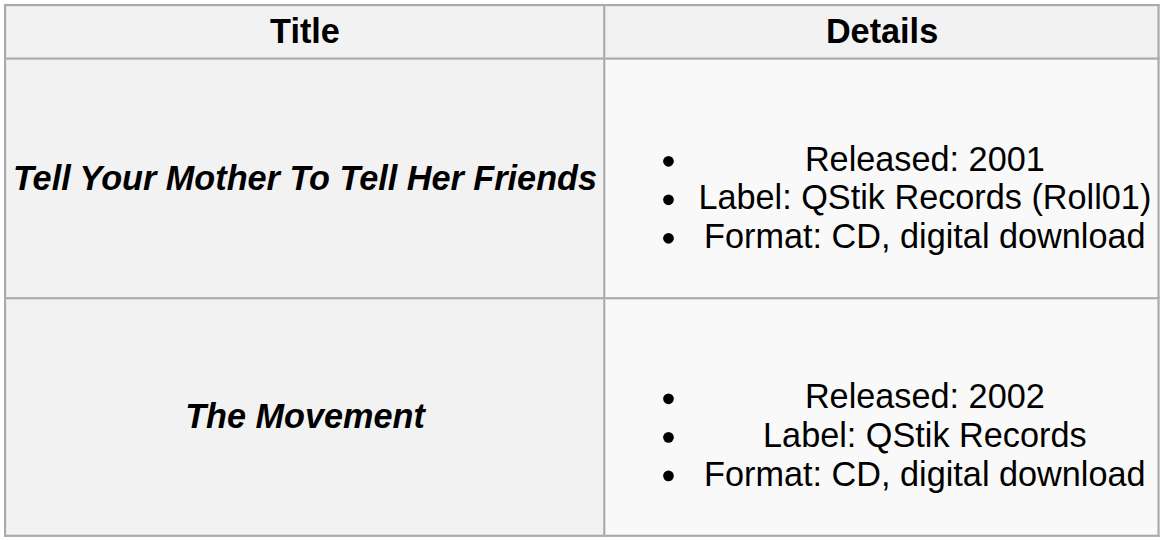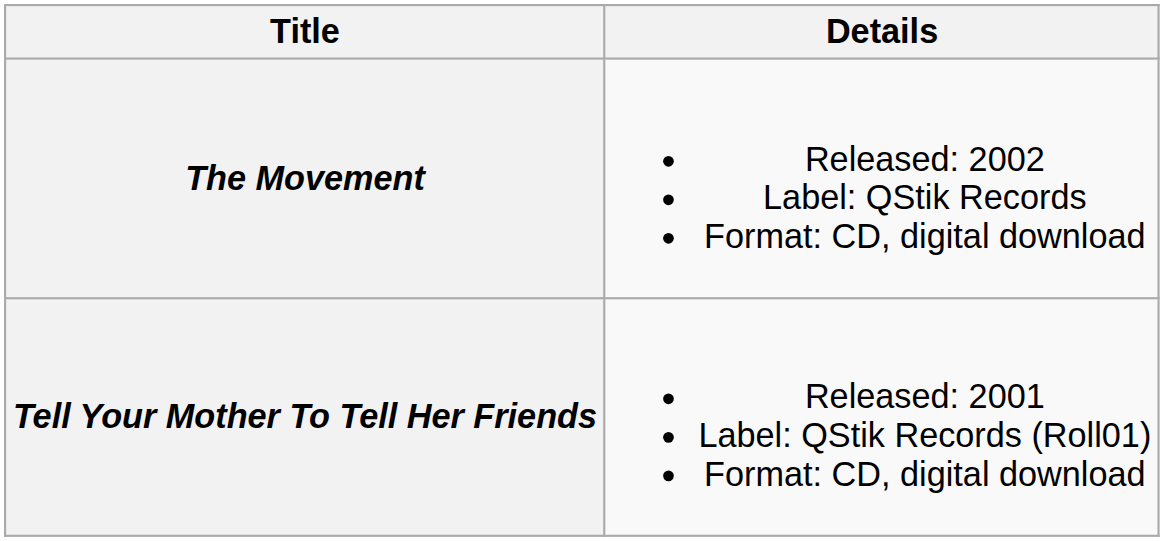rows swapped: (305, 177) <-> (305, 416)
